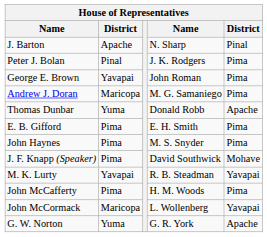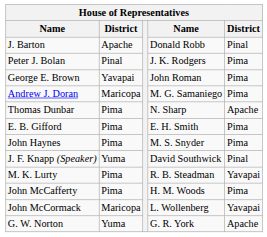(168, 45) N. Sharp -> (177, 45) Donald Robb
(113, 110) Yuma -> (112, 110) Pima
(177, 110) Donald Robb -> (168, 110) N. Sharp
(111, 159) Pima -> (113, 159) Yuma
(243, 159) Mohave -> (237, 159) Pinal
(117, 175) Yavapai -> (112, 175) Pima
